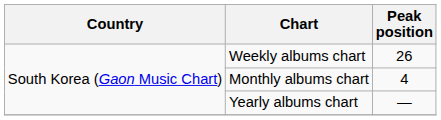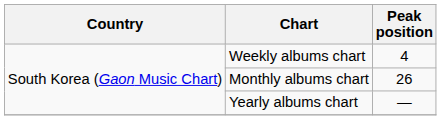(404, 56) 26 -> (404, 56) 4
(404, 79) 4 -> (404, 79) 26
